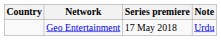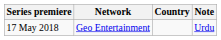columns swapped: (24, 12) <-> (157, 12)
